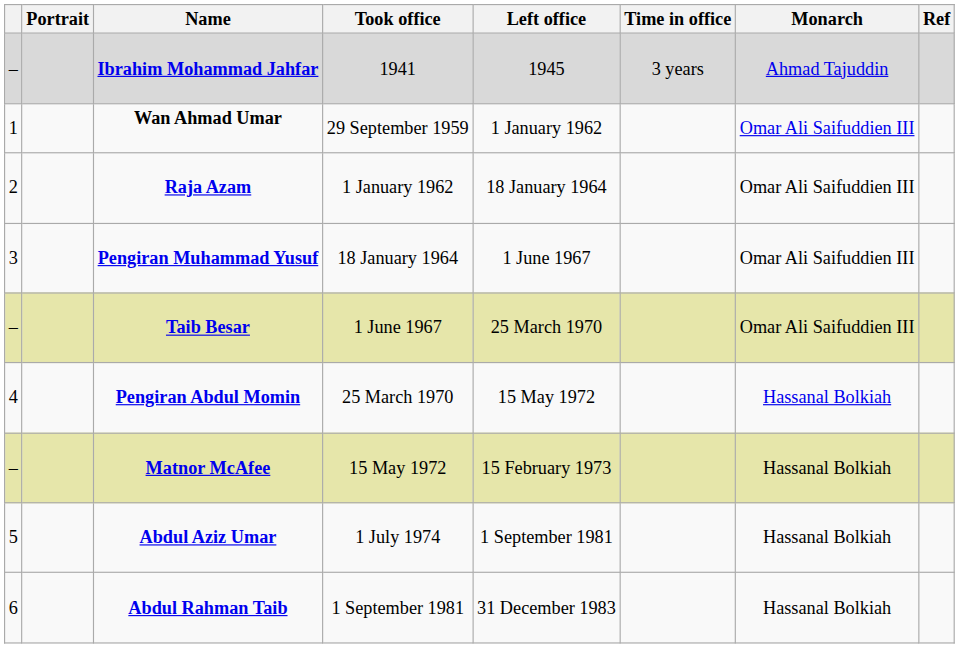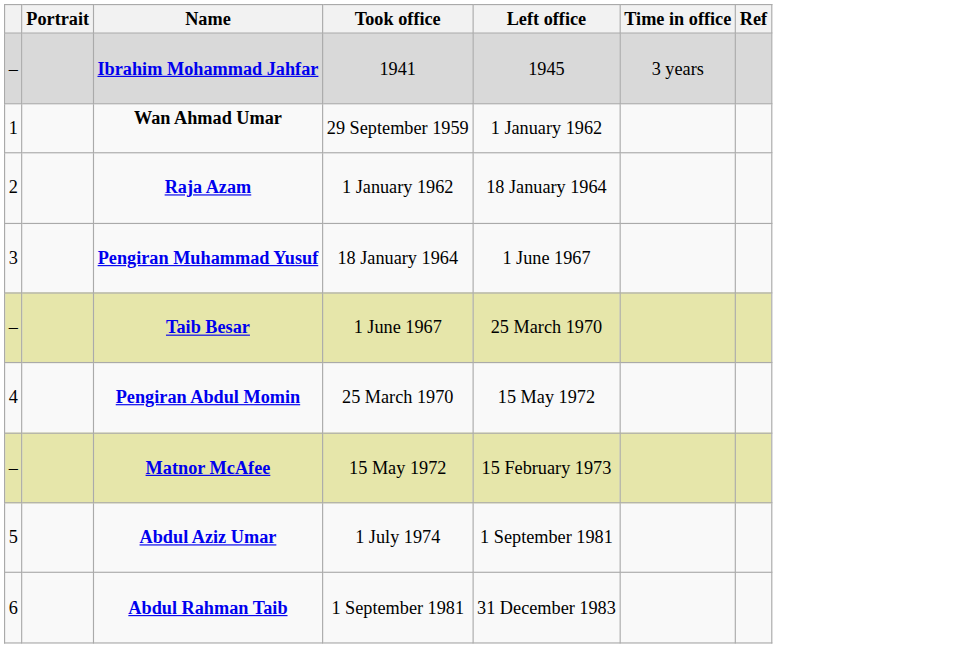- column: (827, 18)
